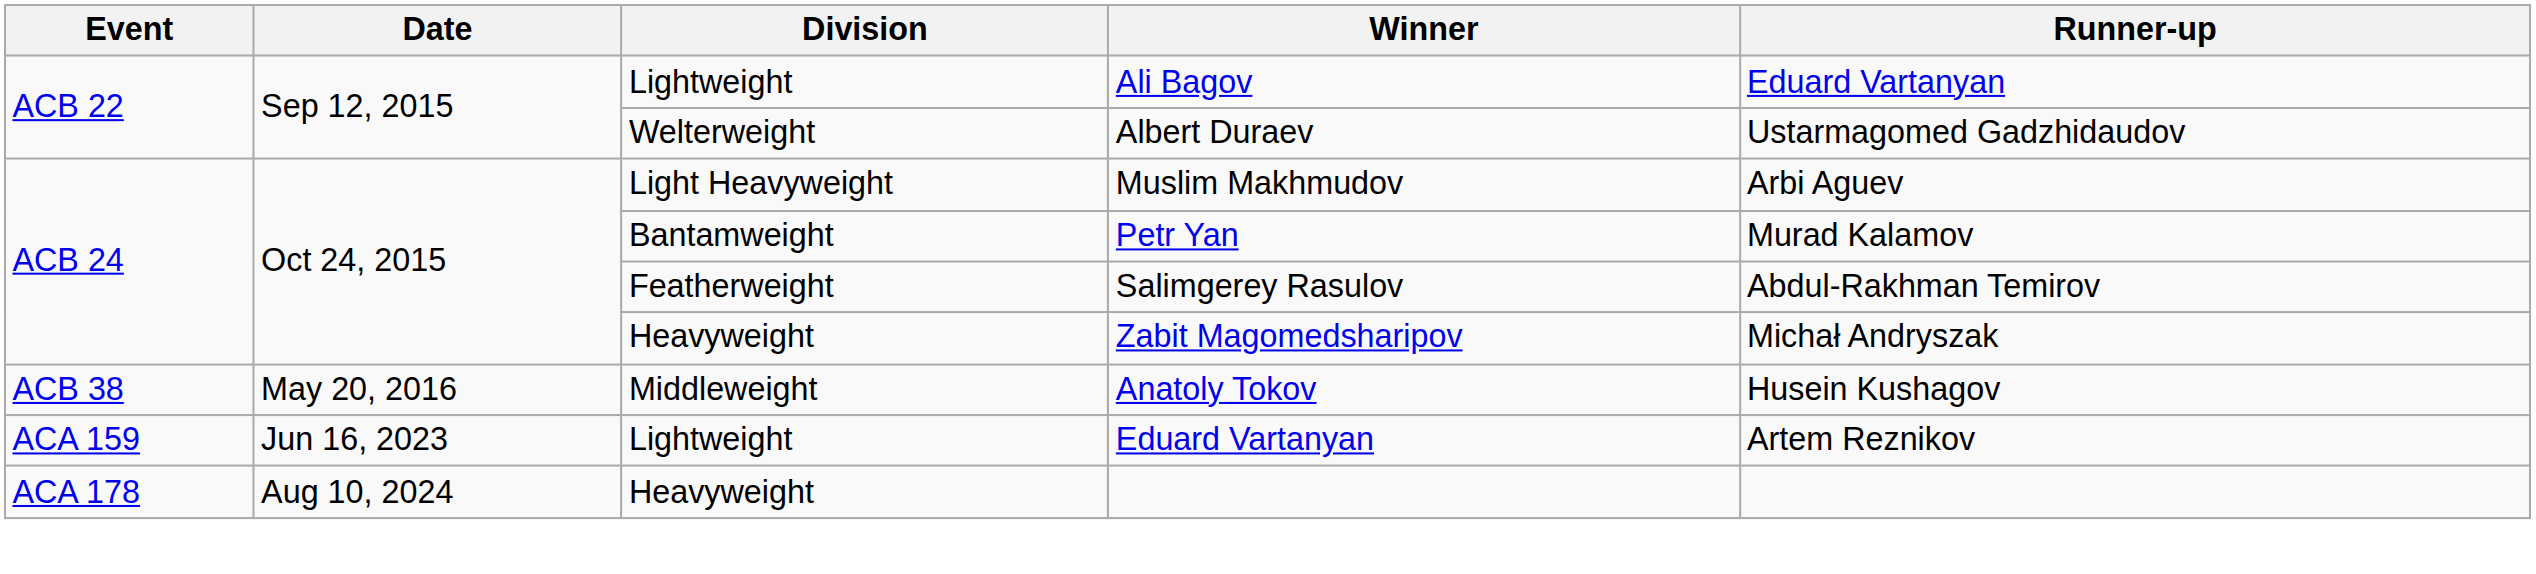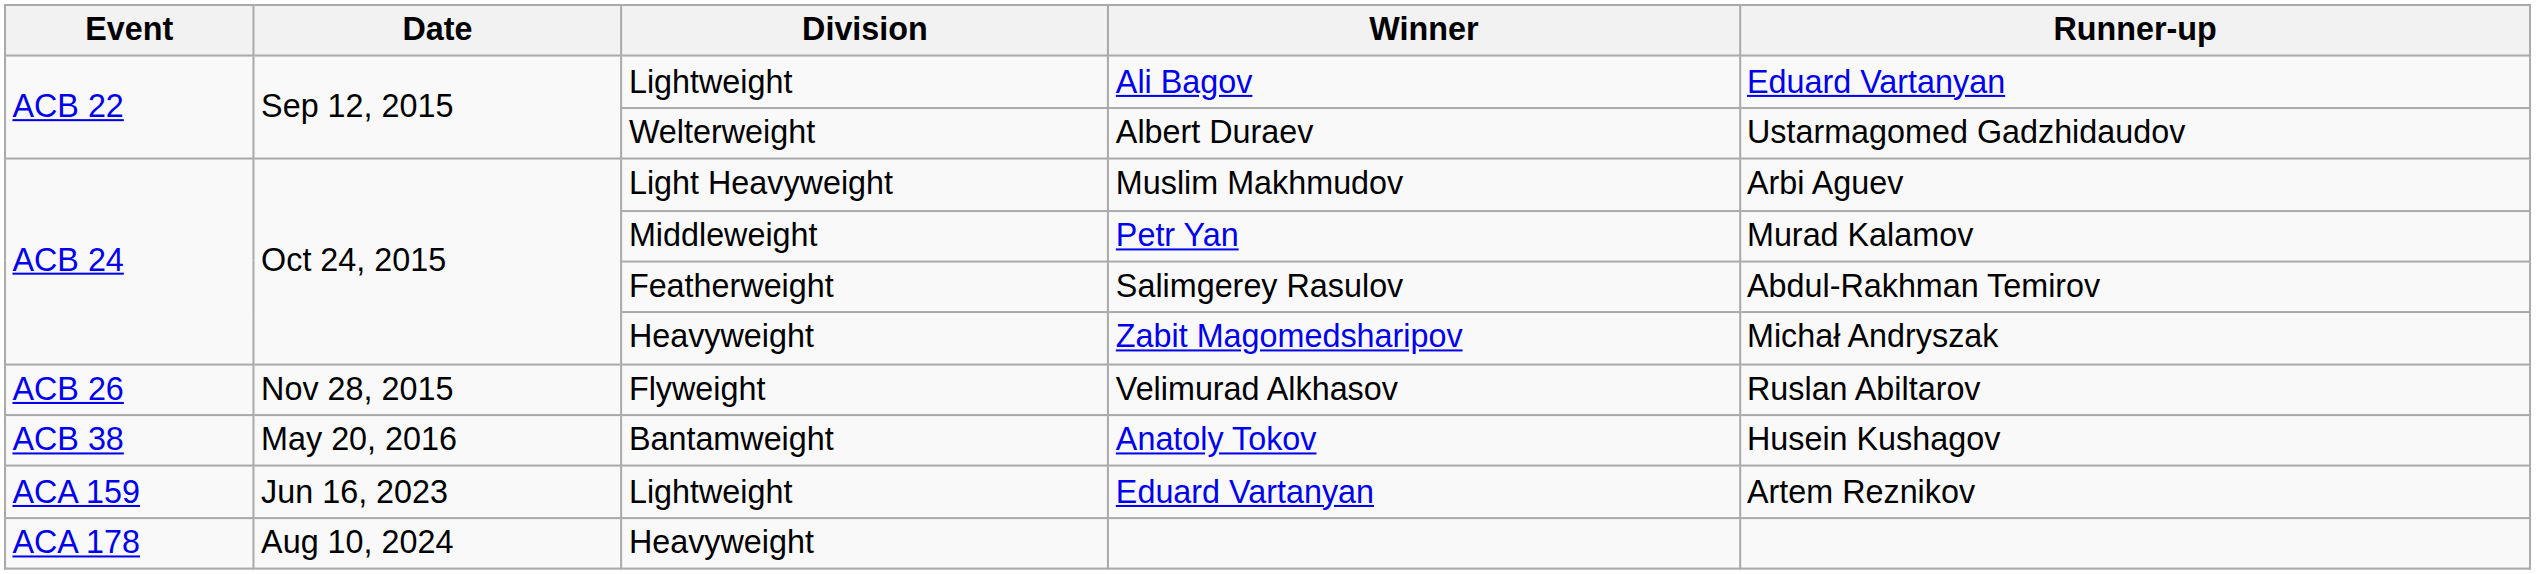(731, 235) Bantamweight -> (723, 235) Middleweight
+ row: (1257, 388)
(723, 388) Middleweight -> (731, 440) Bantamweight
